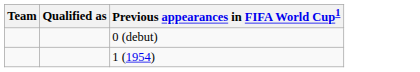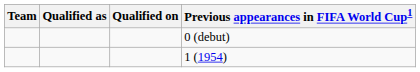+ column: (145, 16)
